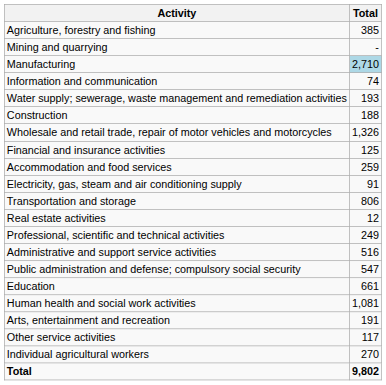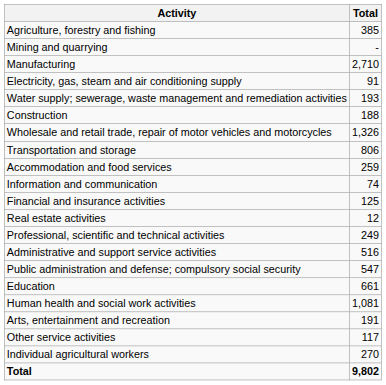(365, 64) lightblue background -> (365, 64) no background
rows swapped: (124, 184) <-> (82, 81)
rows swapped: (71, 201) <-> (86, 150)
